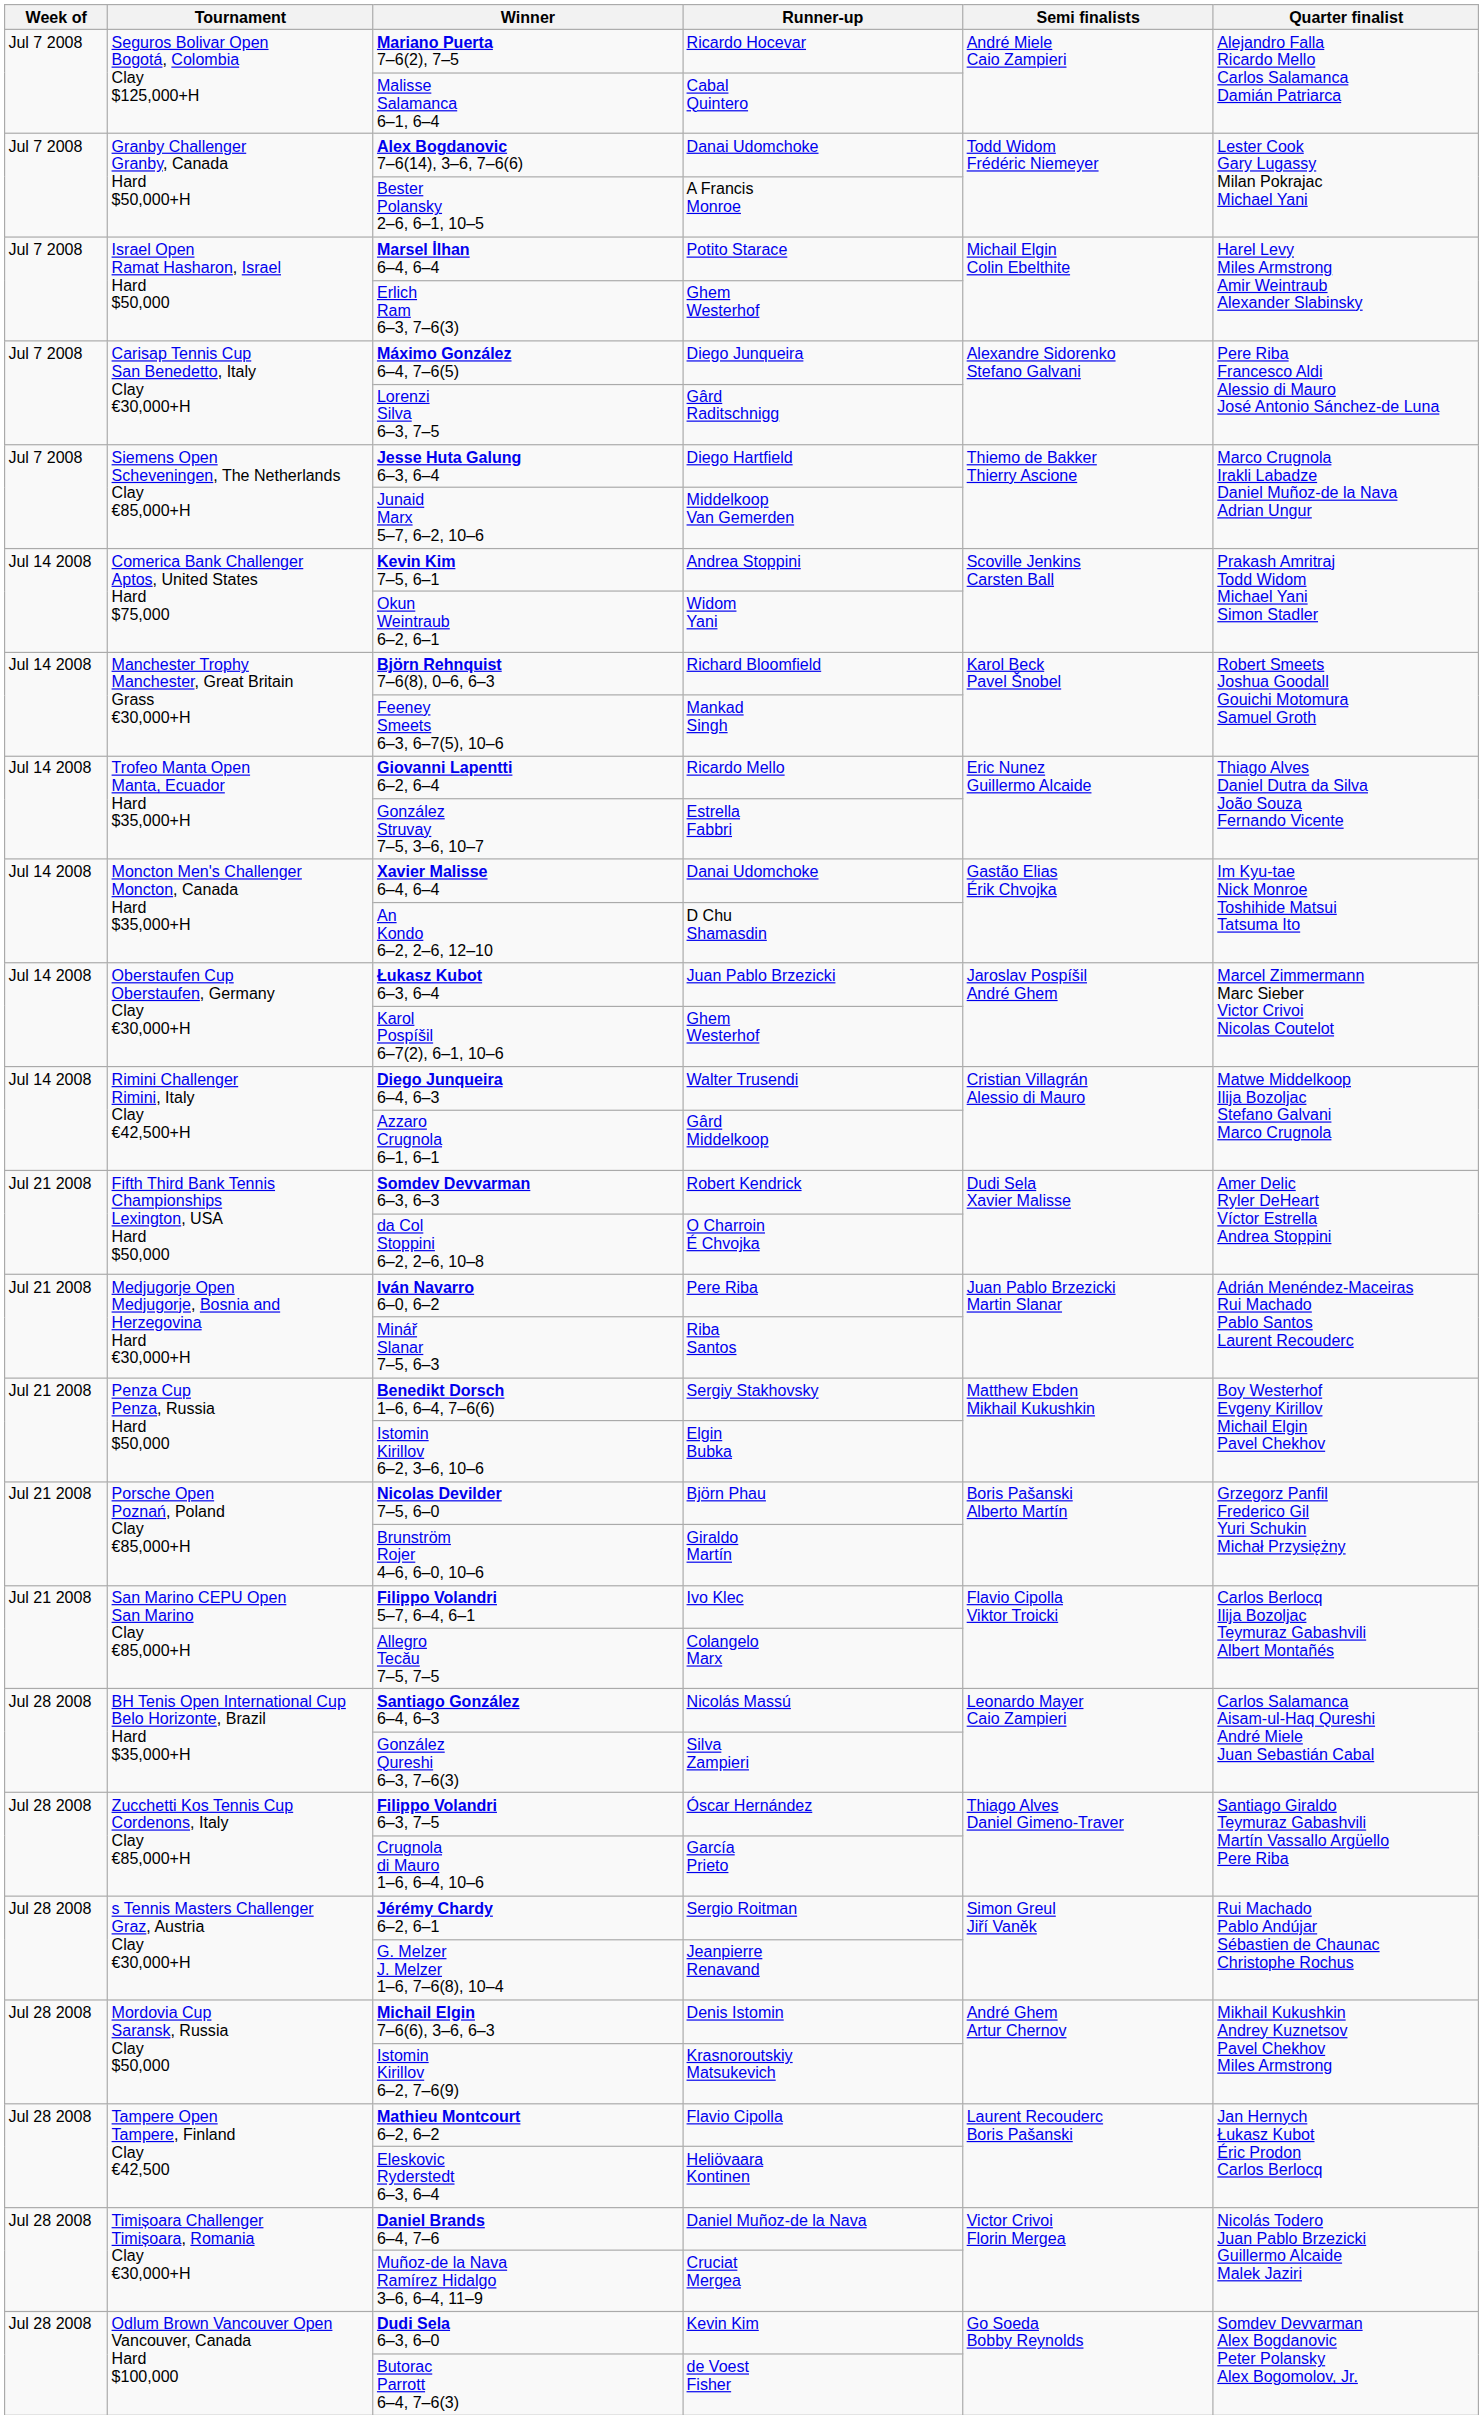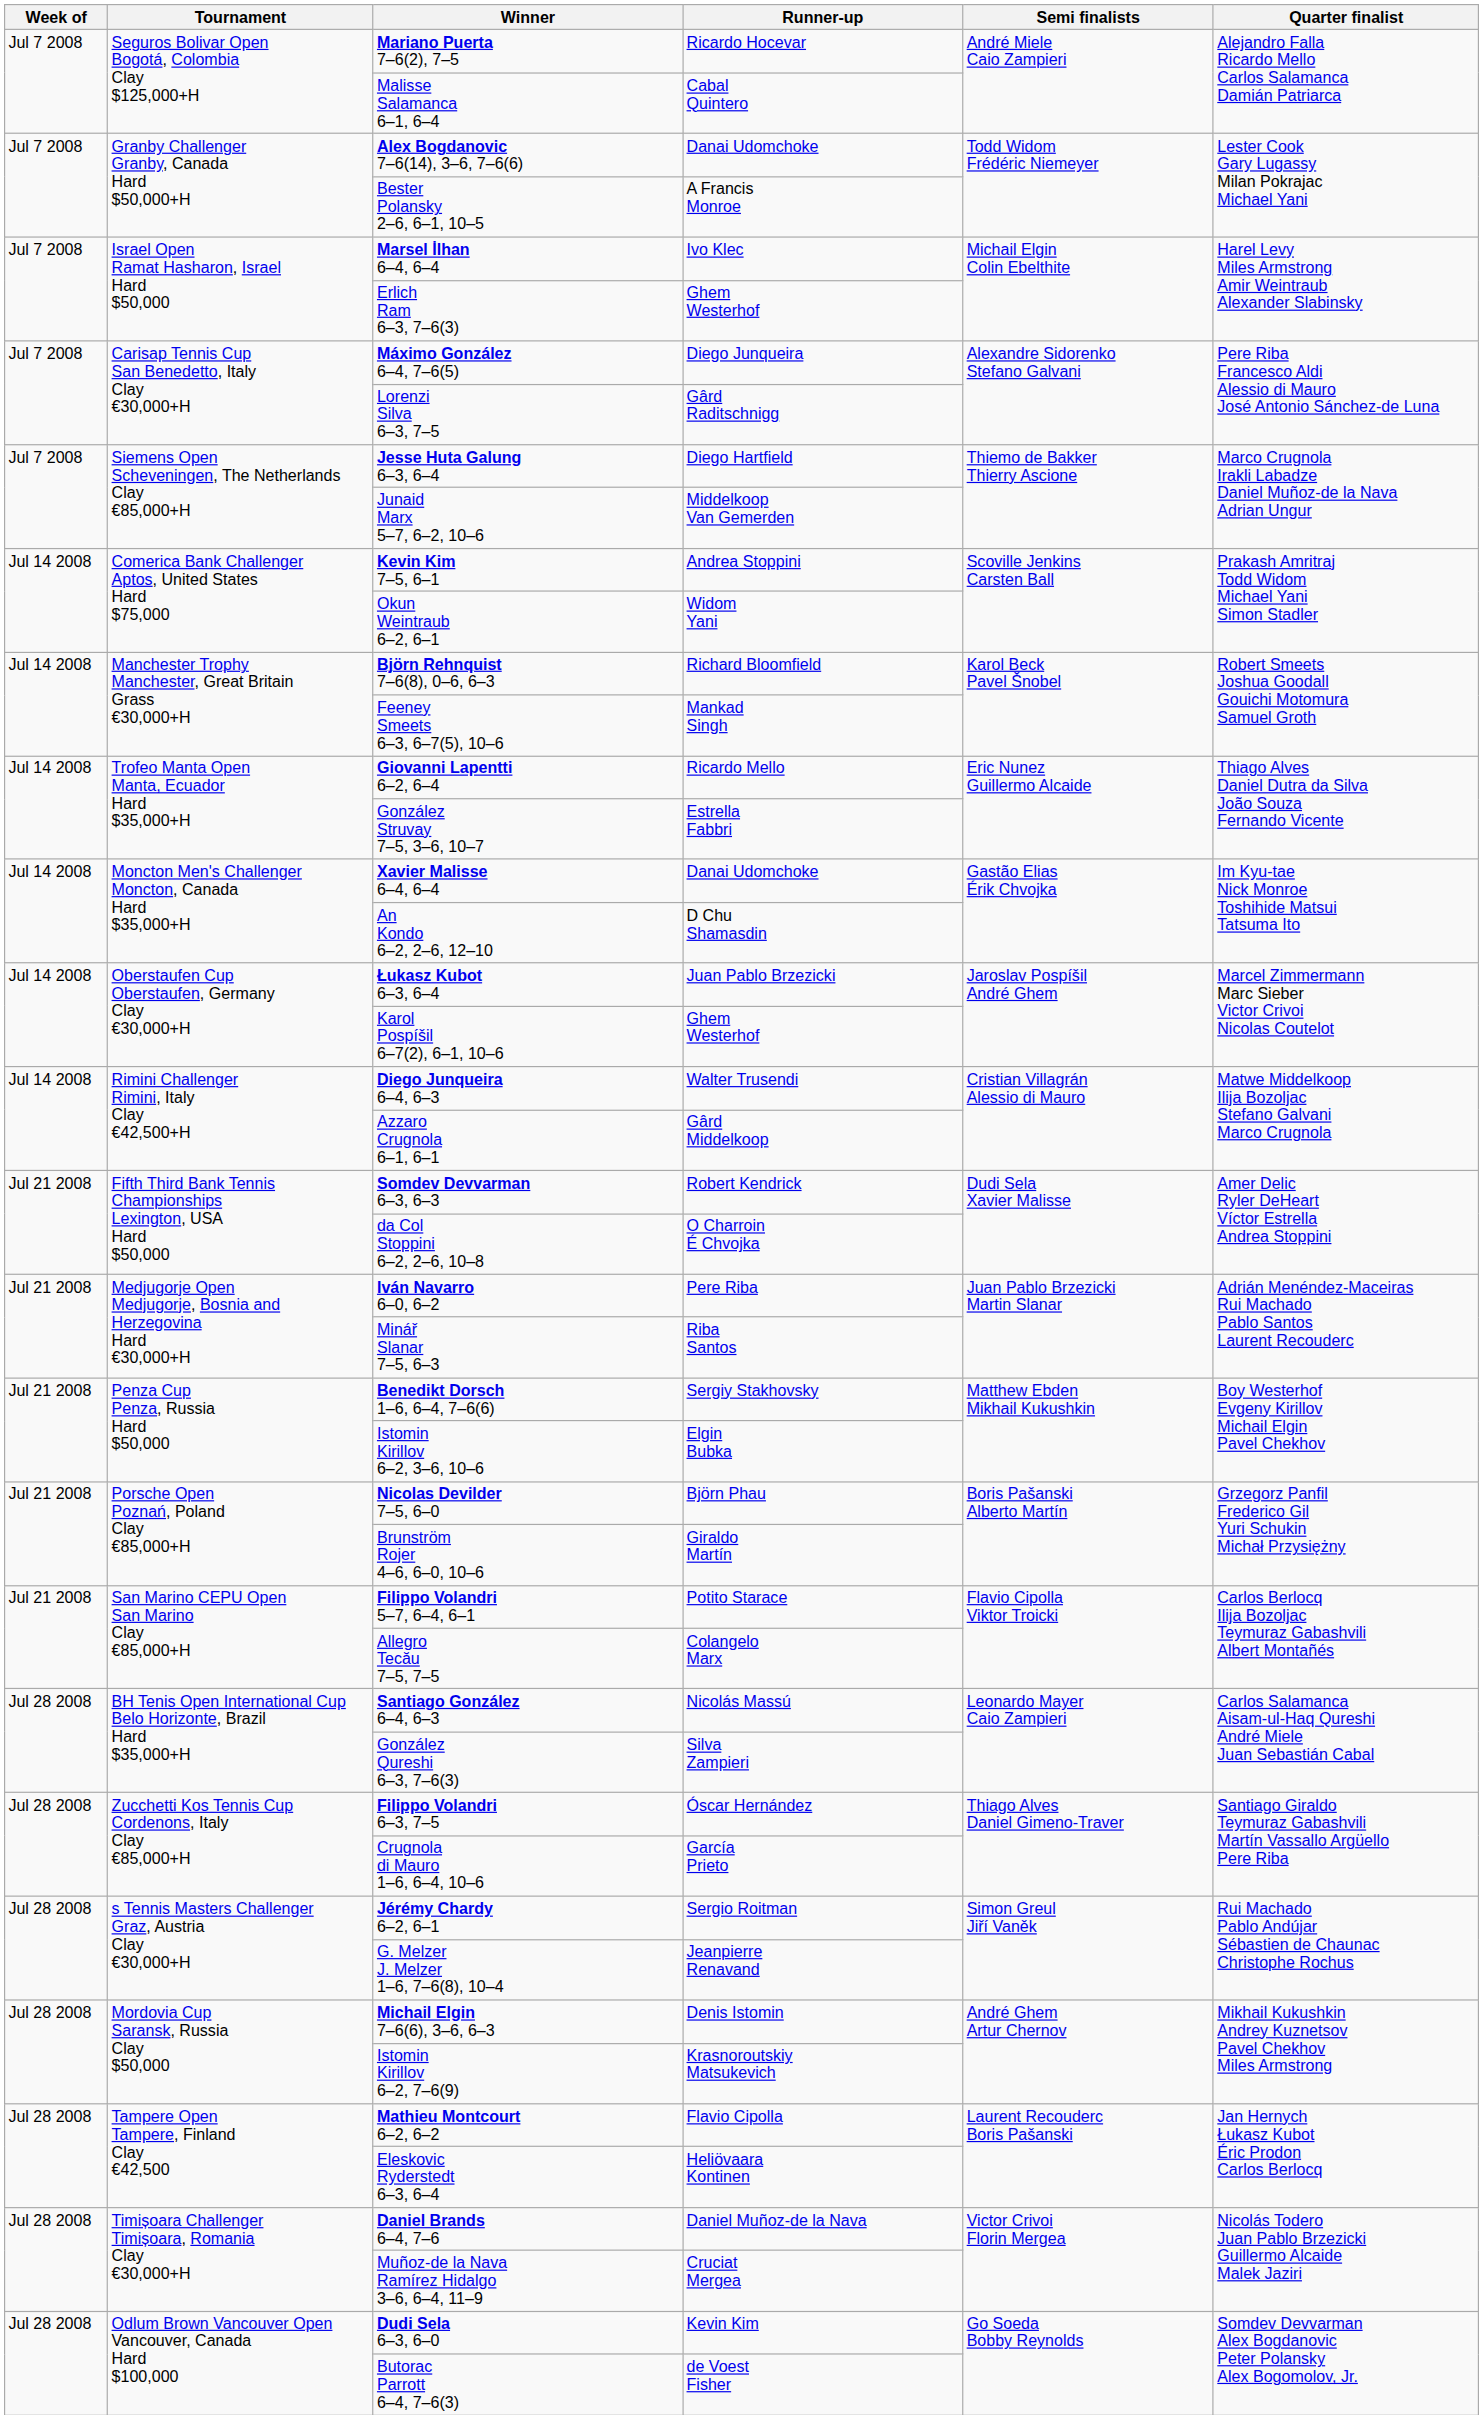(737, 250) Potito Starace -> (715, 250) Ivo Klec
(715, 1598) Ivo Klec -> (737, 1598) Potito Starace
